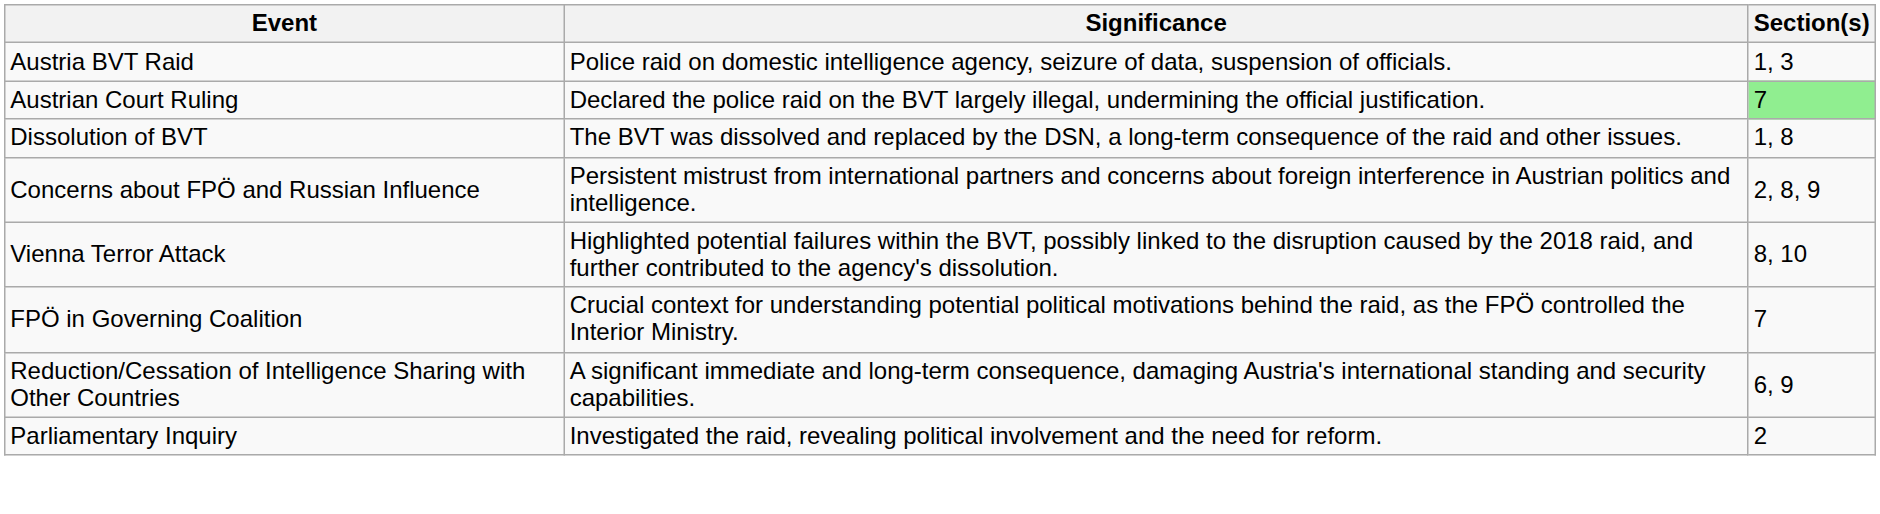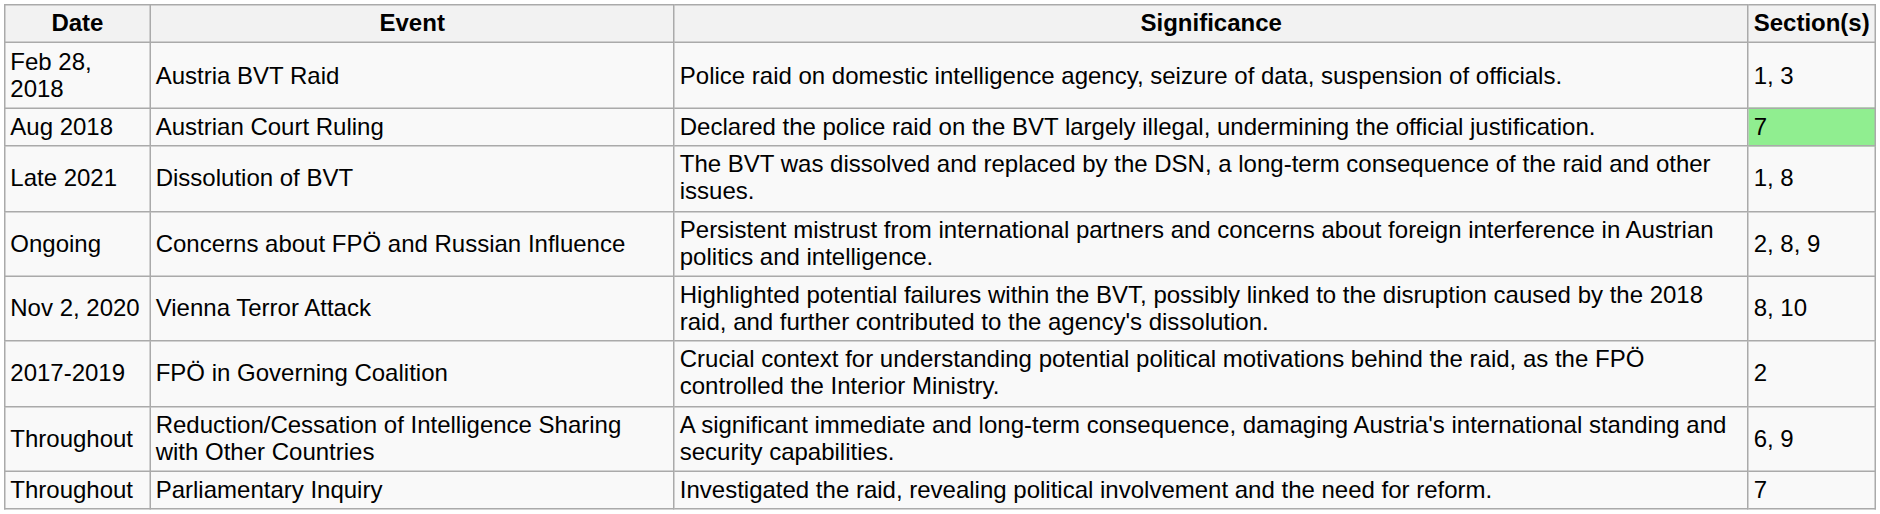+ column: (77, 23)
(1760, 319) 7 -> (1760, 373) 2
(1760, 436) 2 -> (1760, 490) 7
